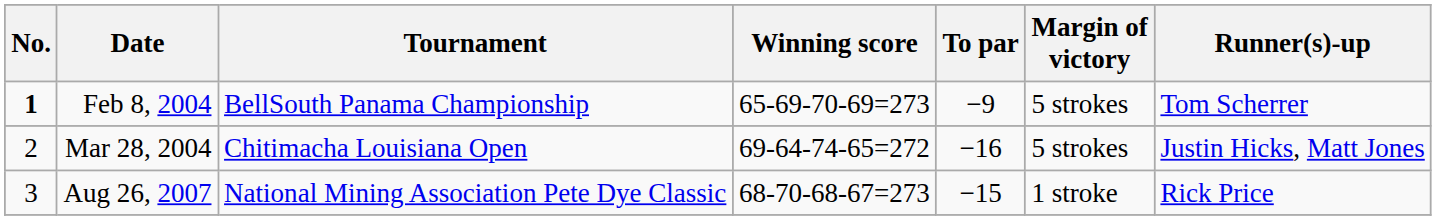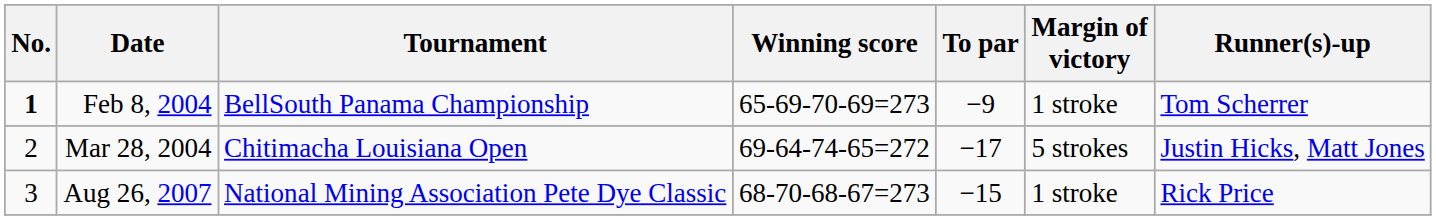(1080, 103) 5 strokes -> (1075, 103) 1 stroke
(981, 148) −16 -> (981, 148) −17
